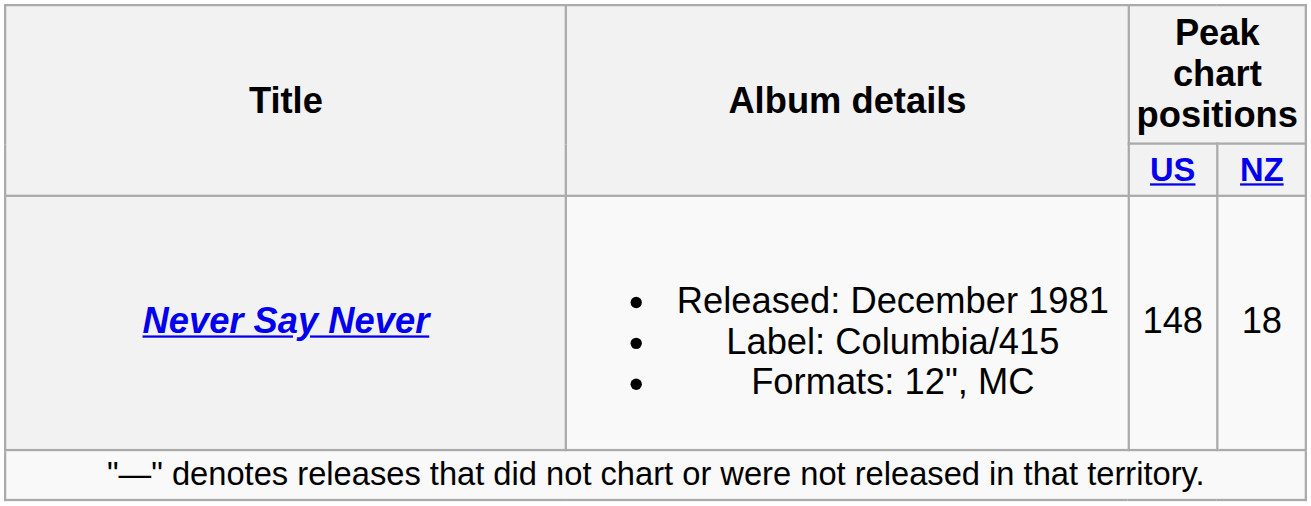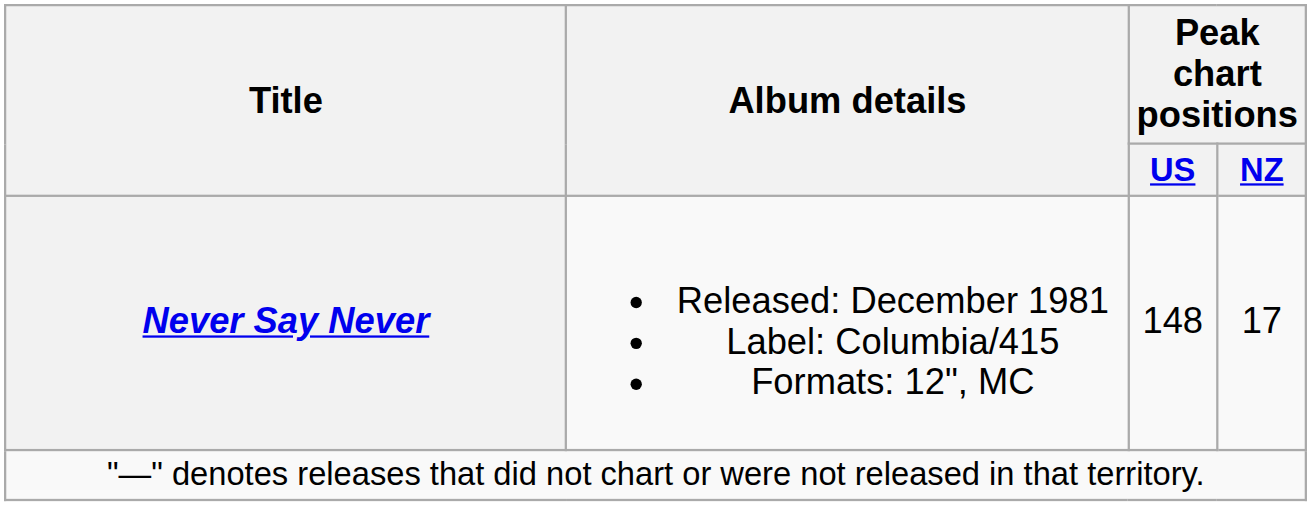(1262, 321) 18 -> (1262, 321) 17
